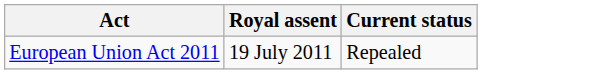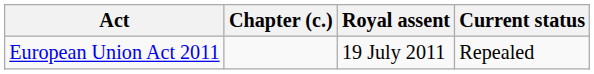+ column: (281, 20)
